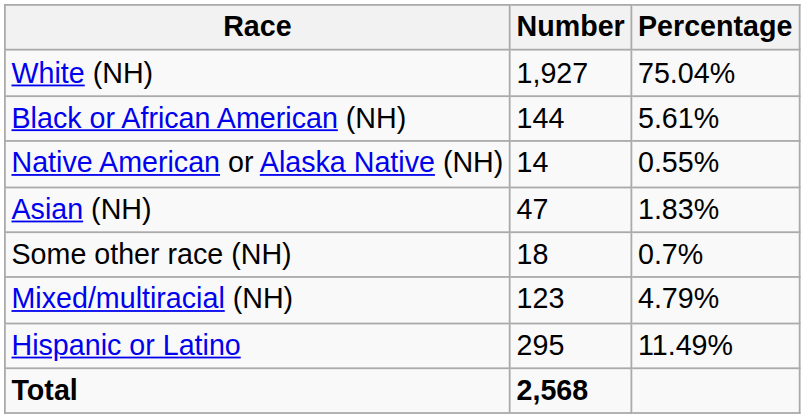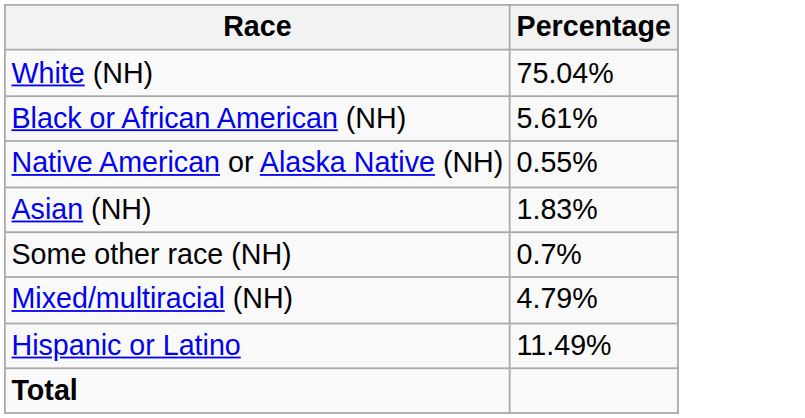- column: (571, 27)
